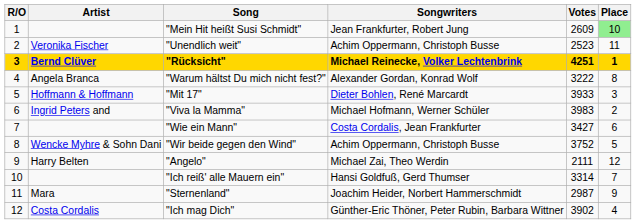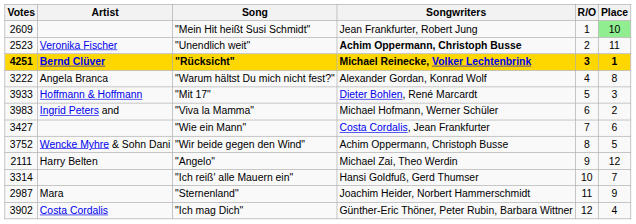columns swapped: (17, 12) <-> (582, 12)
(415, 45) normal -> (430, 45) bold
